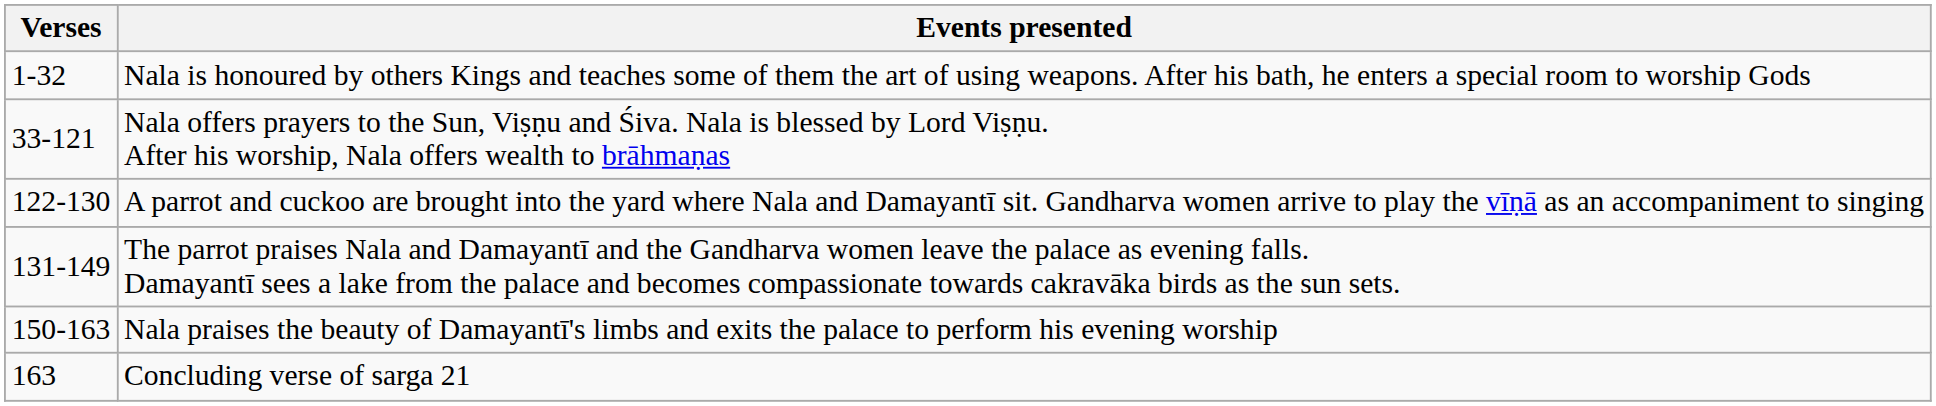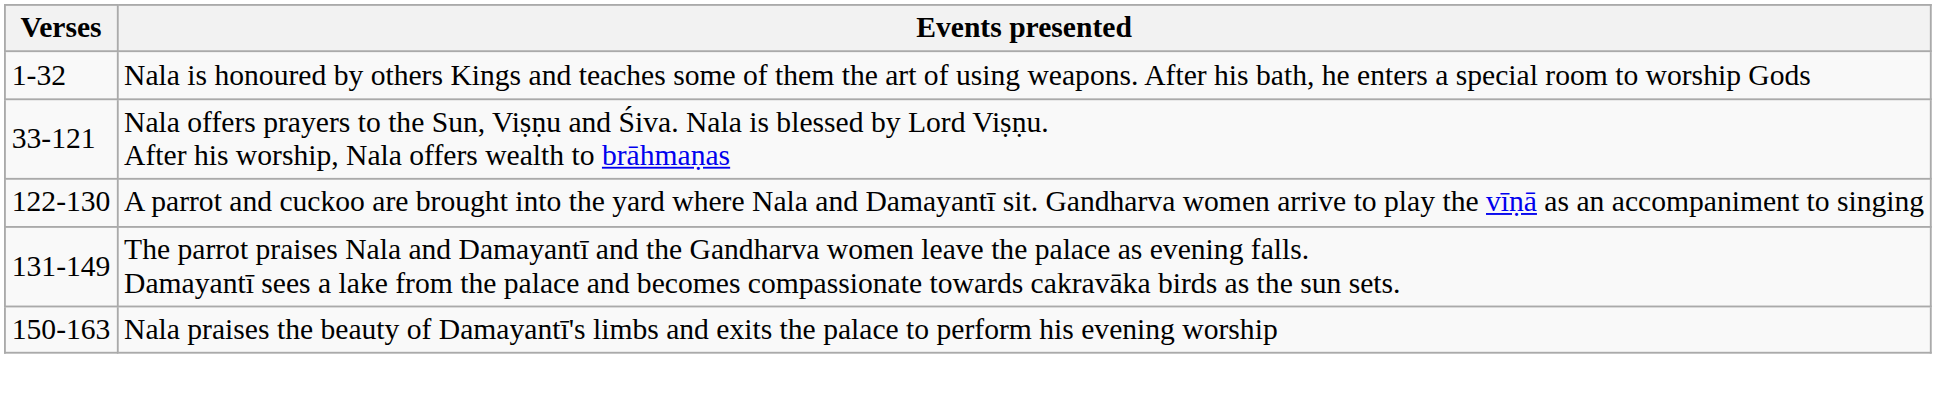- row: (297, 376)
